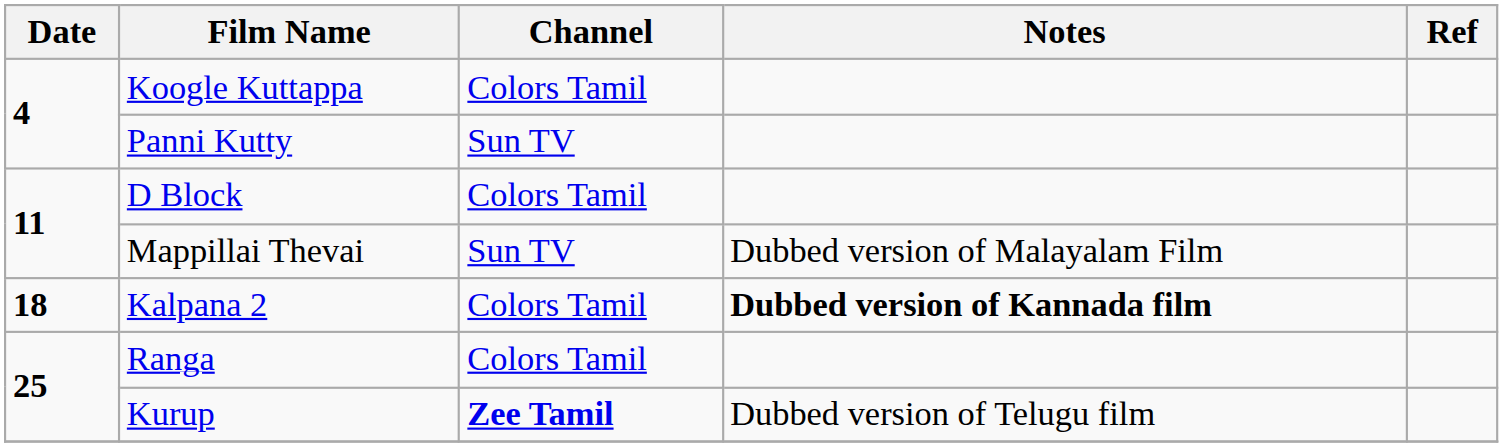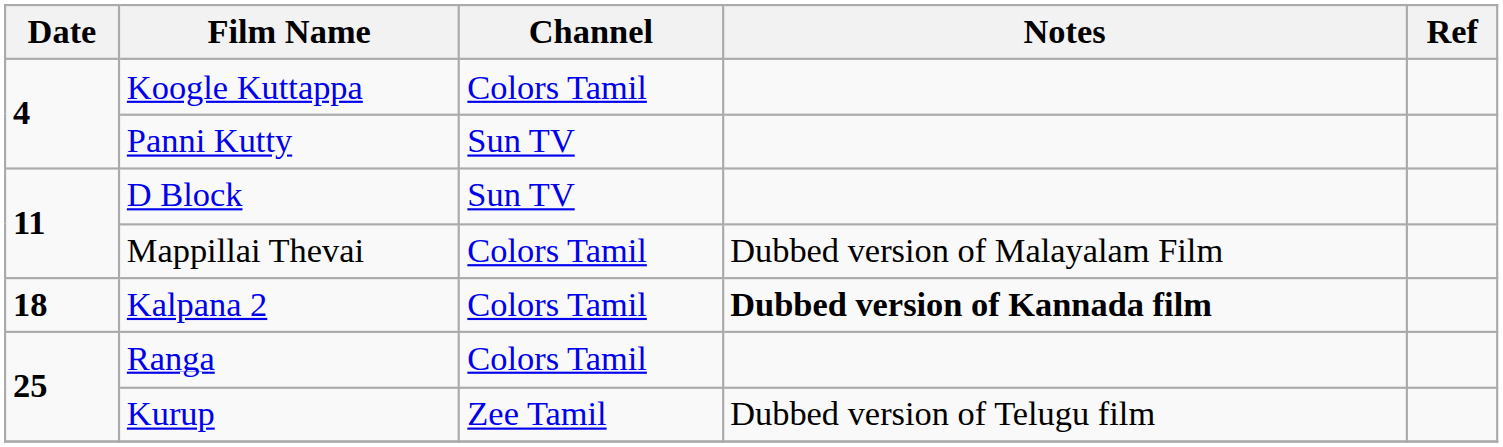(557, 195) Colors Tamil -> (521, 195) Sun TV
(521, 250) Sun TV -> (557, 250) Colors Tamil
(540, 413) bold -> (537, 413) normal
